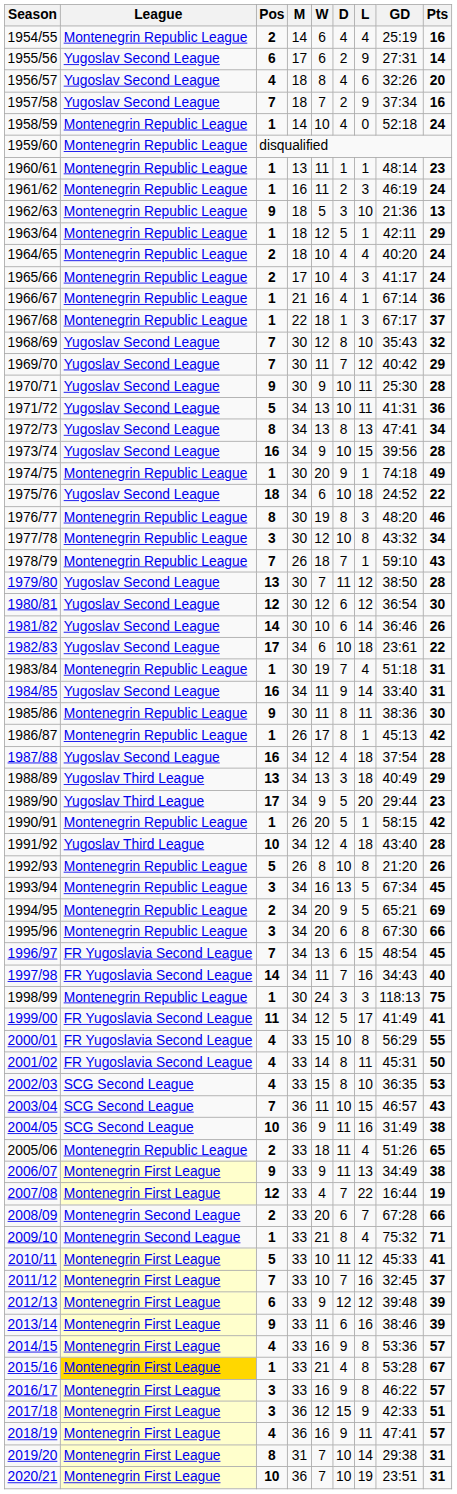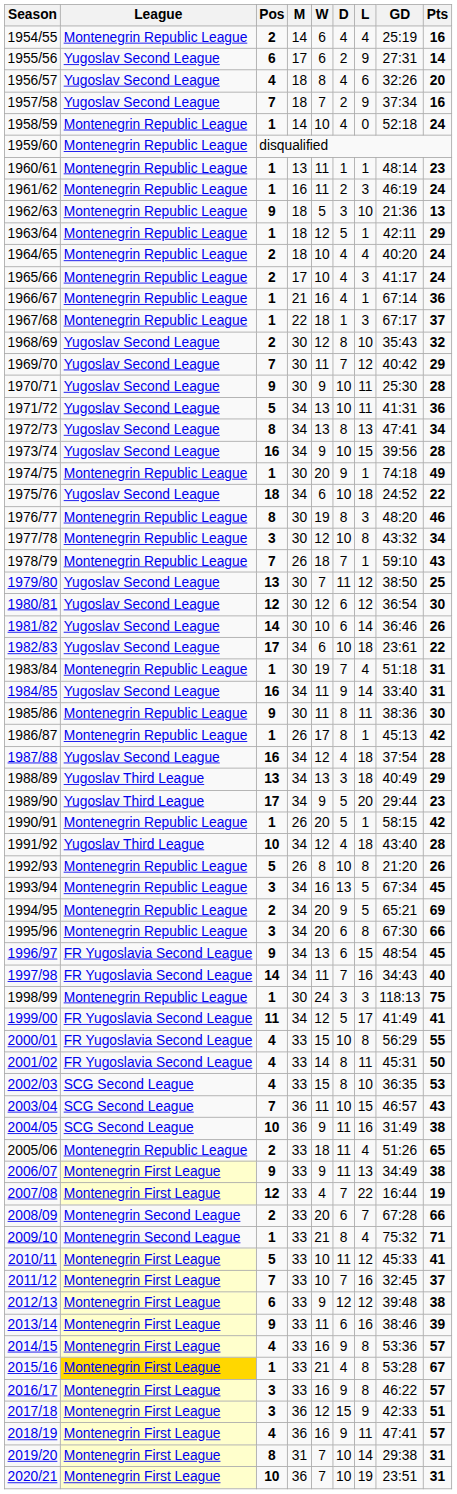(272, 342) 7 -> (272, 342) 2
(437, 582) 28 -> (437, 582) 25
(272, 953) 7 -> (272, 953) 9
(437, 1302) 39 -> (437, 1302) 38
